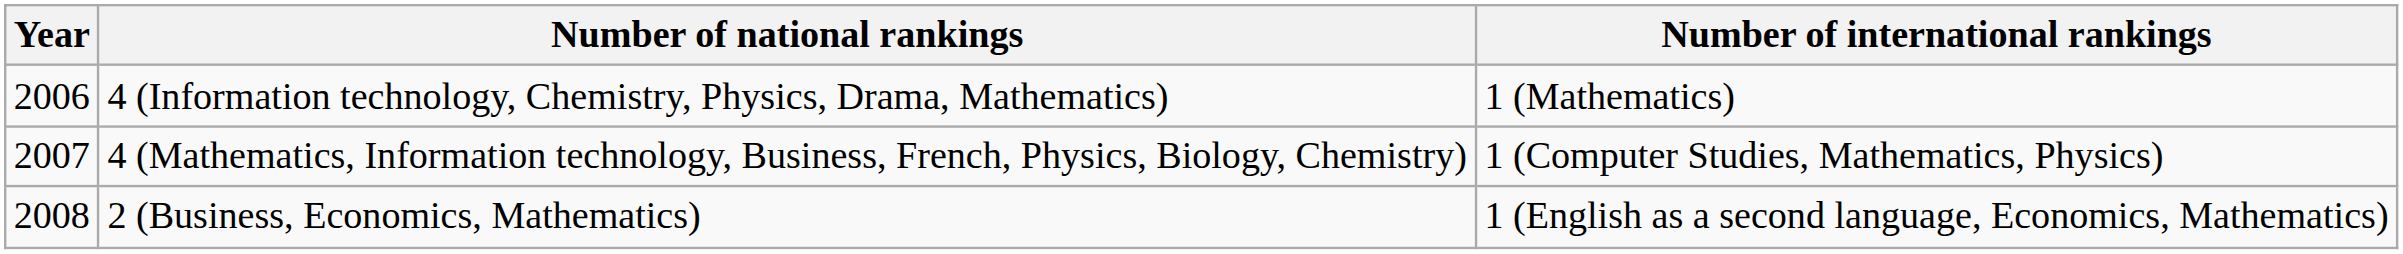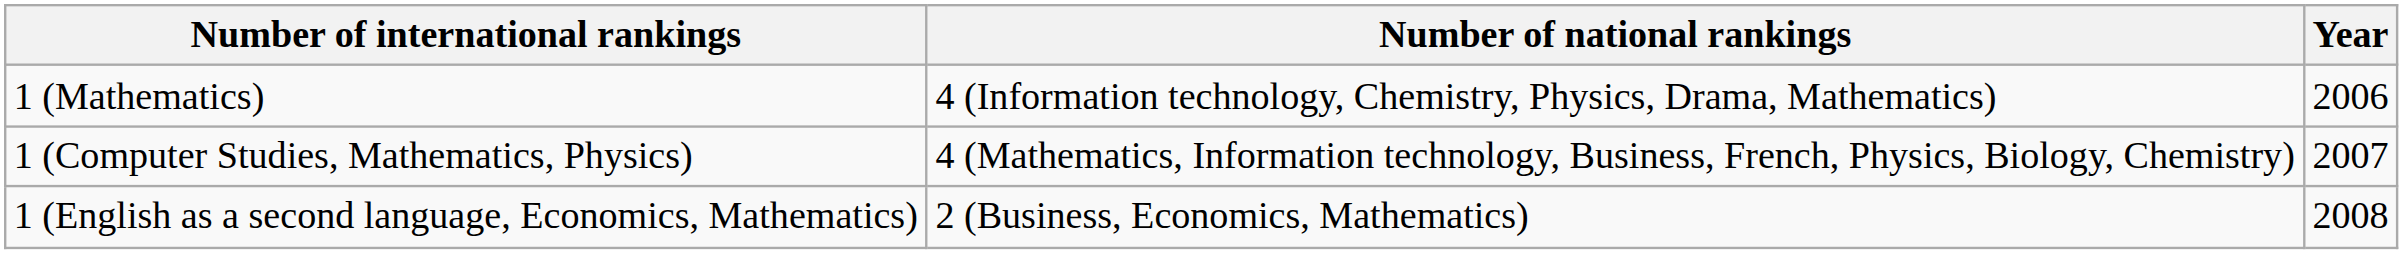columns swapped: (52, 34) <-> (1936, 34)
